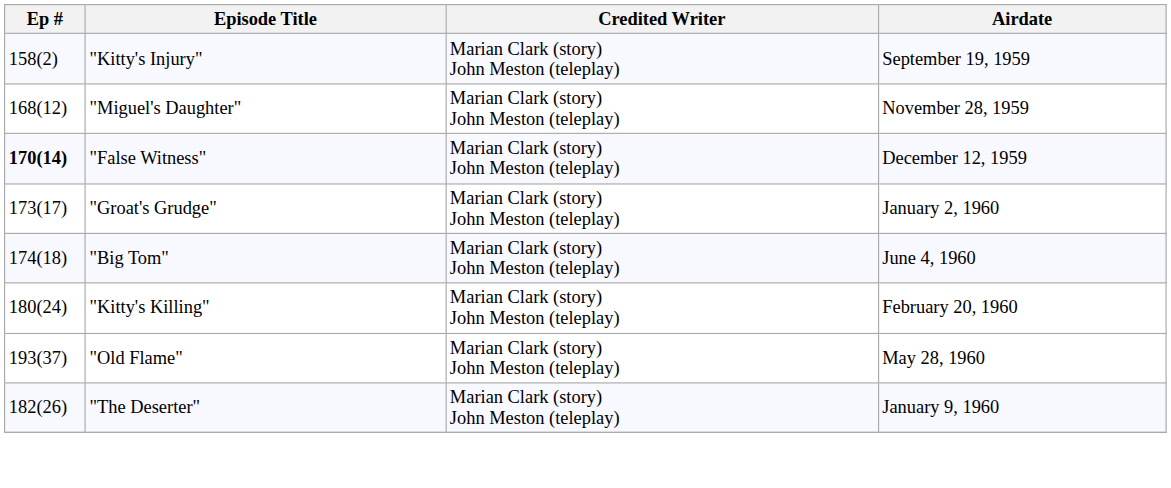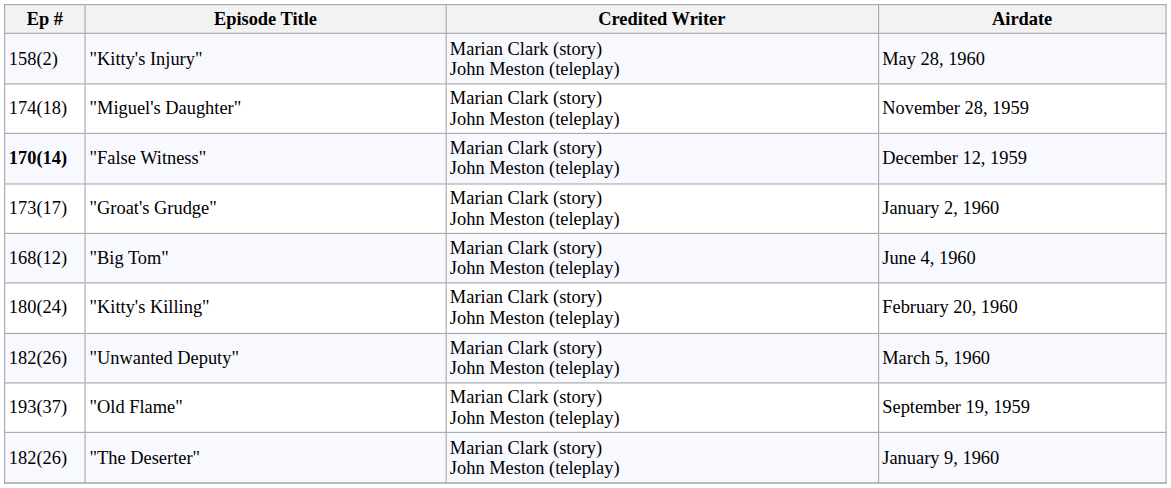(956, 58) September 19, 1959 -> (934, 58) May 28, 1960
(38, 108) 168(12) -> (38, 108) 174(18)
(38, 258) 174(18) -> (38, 258) 168(12)
+ row: (164, 357)
(934, 357) May 28, 1960 -> (956, 407) September 19, 1959
